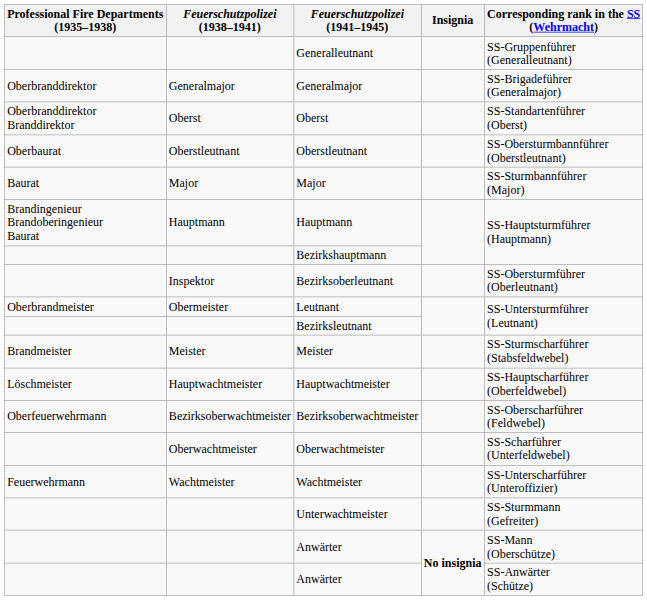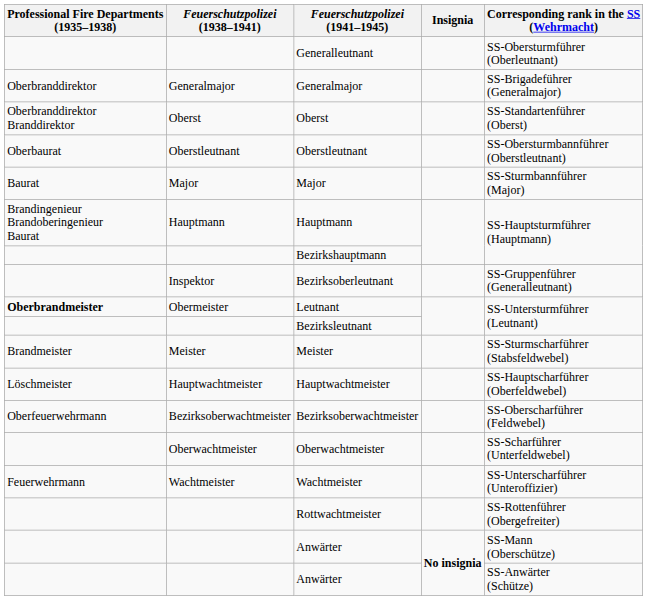(531, 53) SS-Gruppenführer (Generalleutnant) -> (536, 53) SS-Obersturmführer (Oberleutnant)
(536, 281) SS-Obersturmführer (Oberleutnant) -> (531, 281) SS-Gruppenführer (Generalleutnant)
(50, 306) normal -> (55, 306) bold
+ row: (230, 514)
- row: (230, 514)
